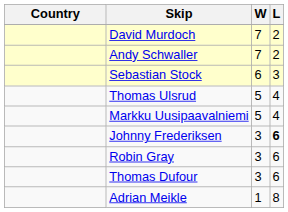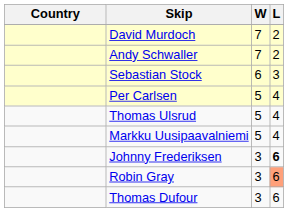+ row: (143, 95)
(276, 156) no background -> (276, 177) lightsalmon background
- row: (148, 197)
